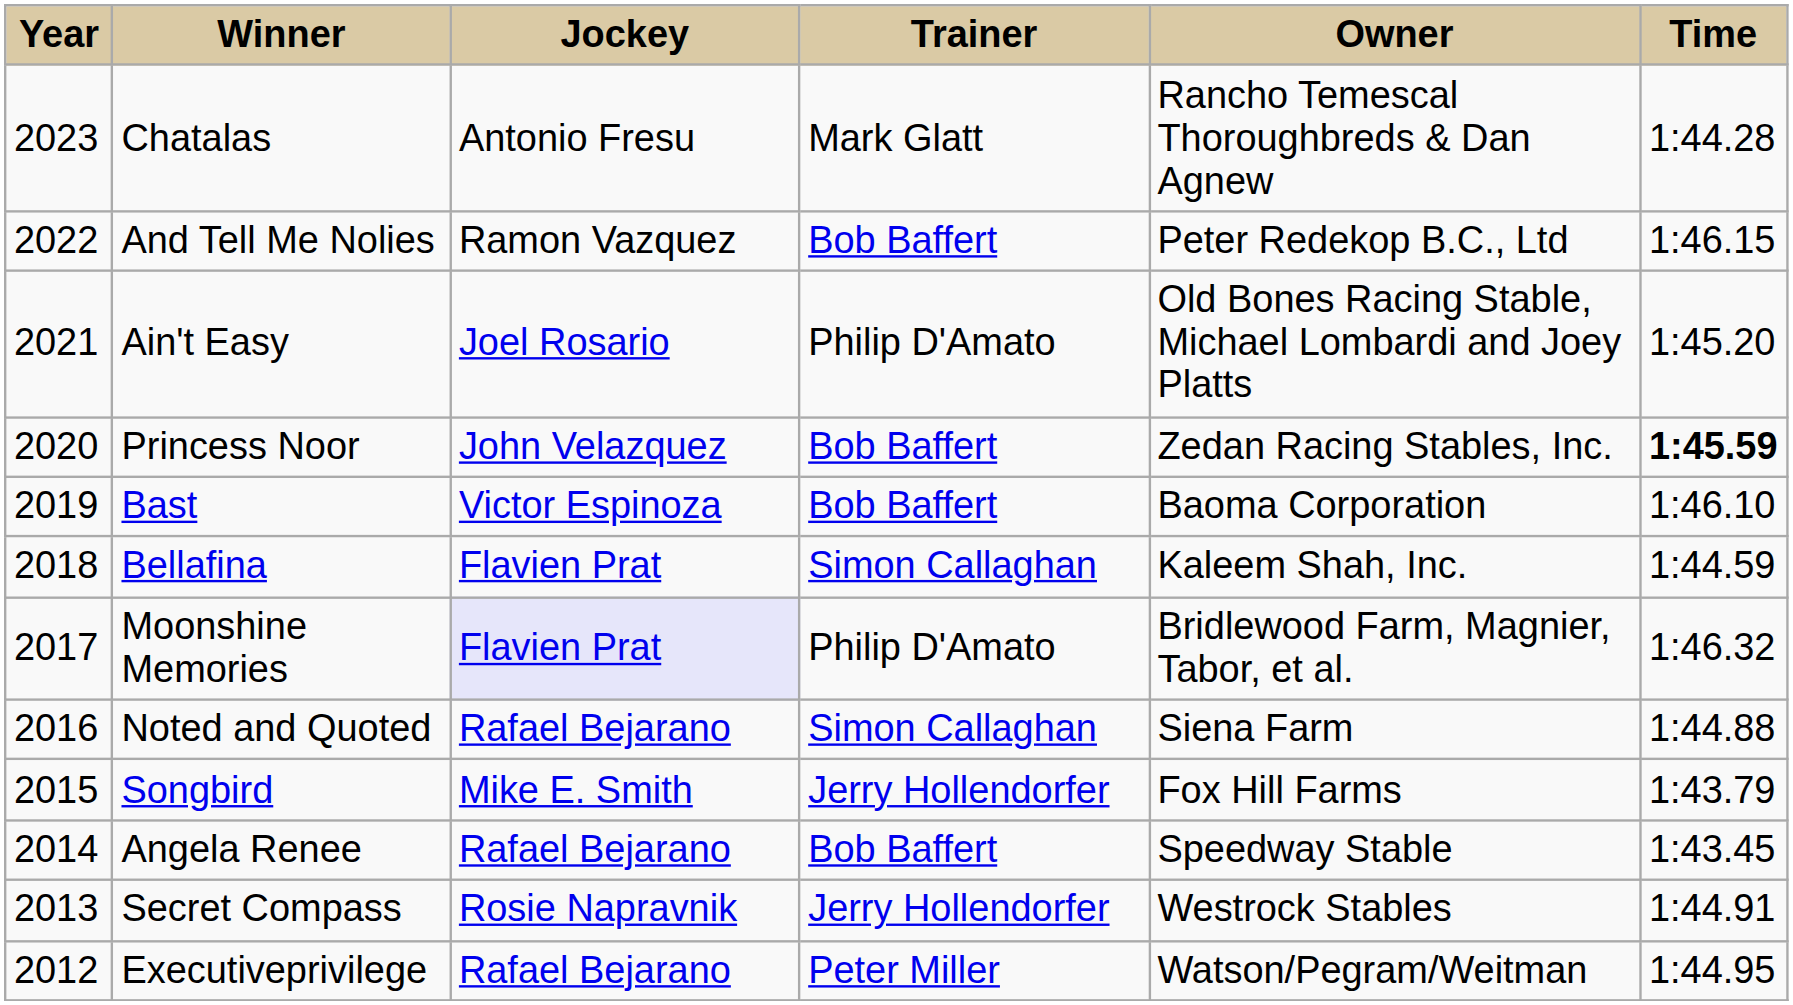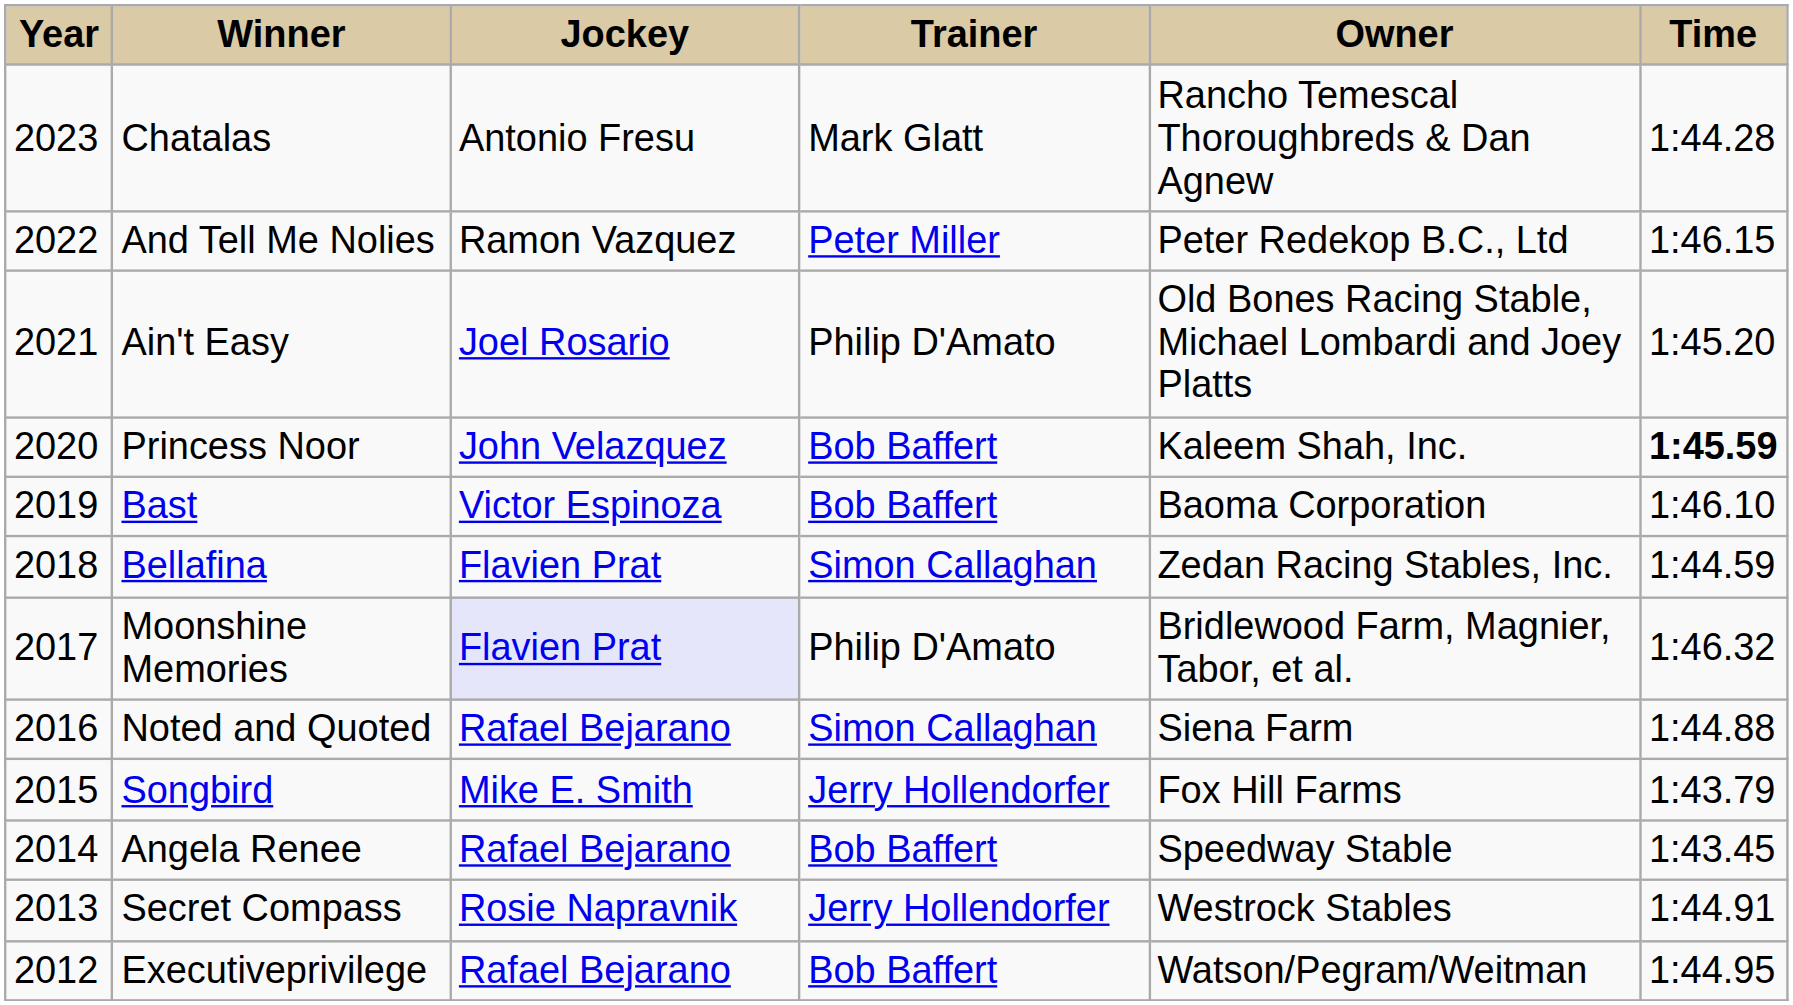(903, 240) Bob Baffert -> (904, 240) Peter Miller
(1385, 445) Zedan Racing Stables, Inc. -> (1312, 445) Kaleem Shah, Inc.
(1312, 566) Kaleem Shah, Inc. -> (1385, 566) Zedan Racing Stables, Inc.
(904, 969) Peter Miller -> (903, 969) Bob Baffert
